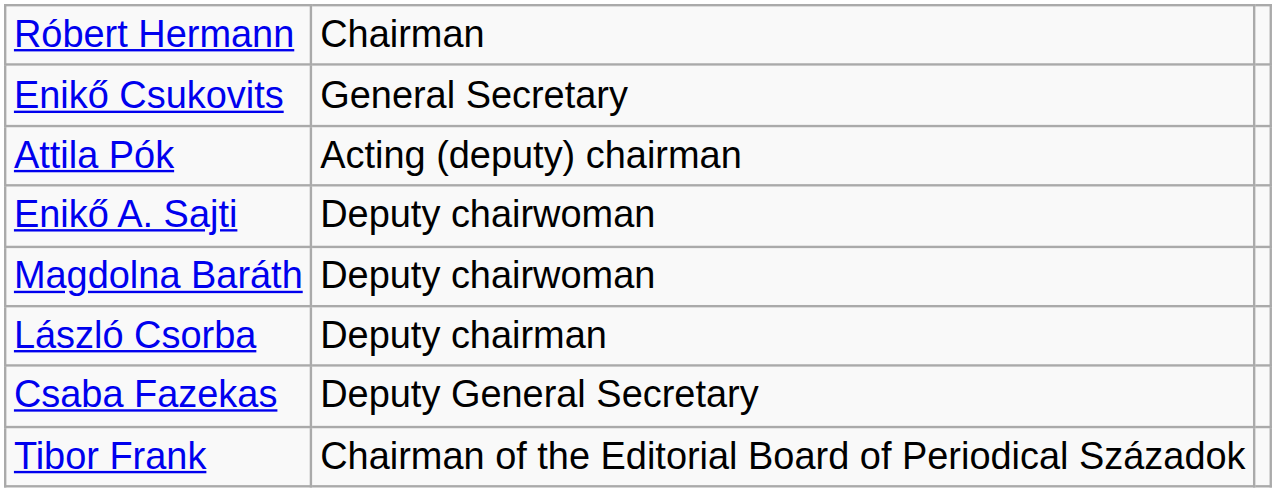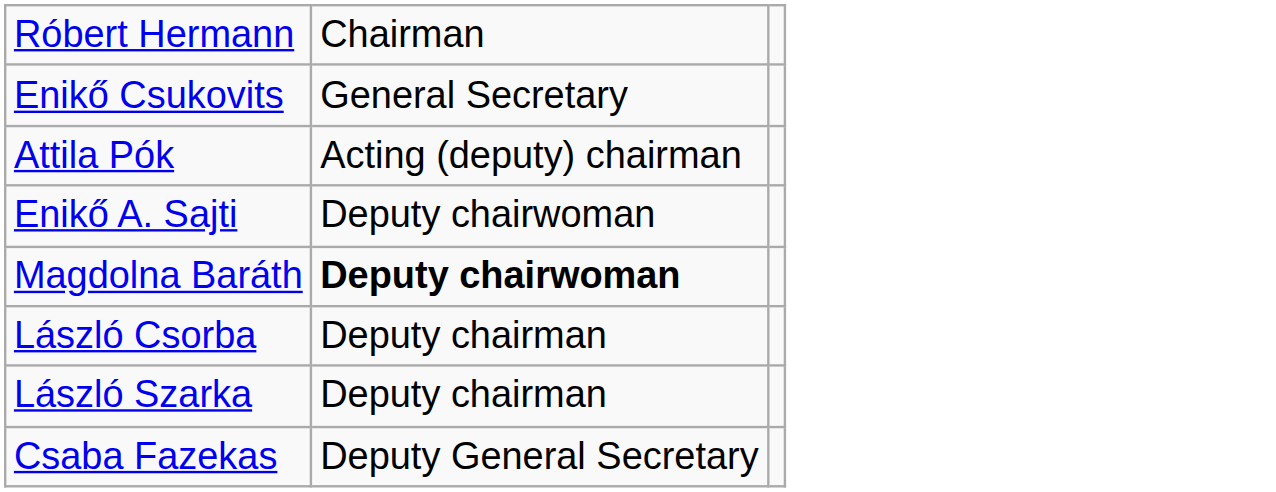(488, 275) normal -> (500, 275) bold
+ row: (133, 395)
- row: (110, 455)
